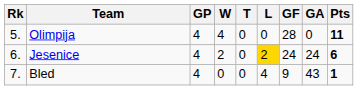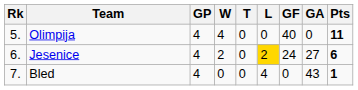(289, 34) 28 -> (289, 34) 40
(313, 54) 24 -> (313, 54) 27
(286, 74) 9 -> (286, 74) 0
